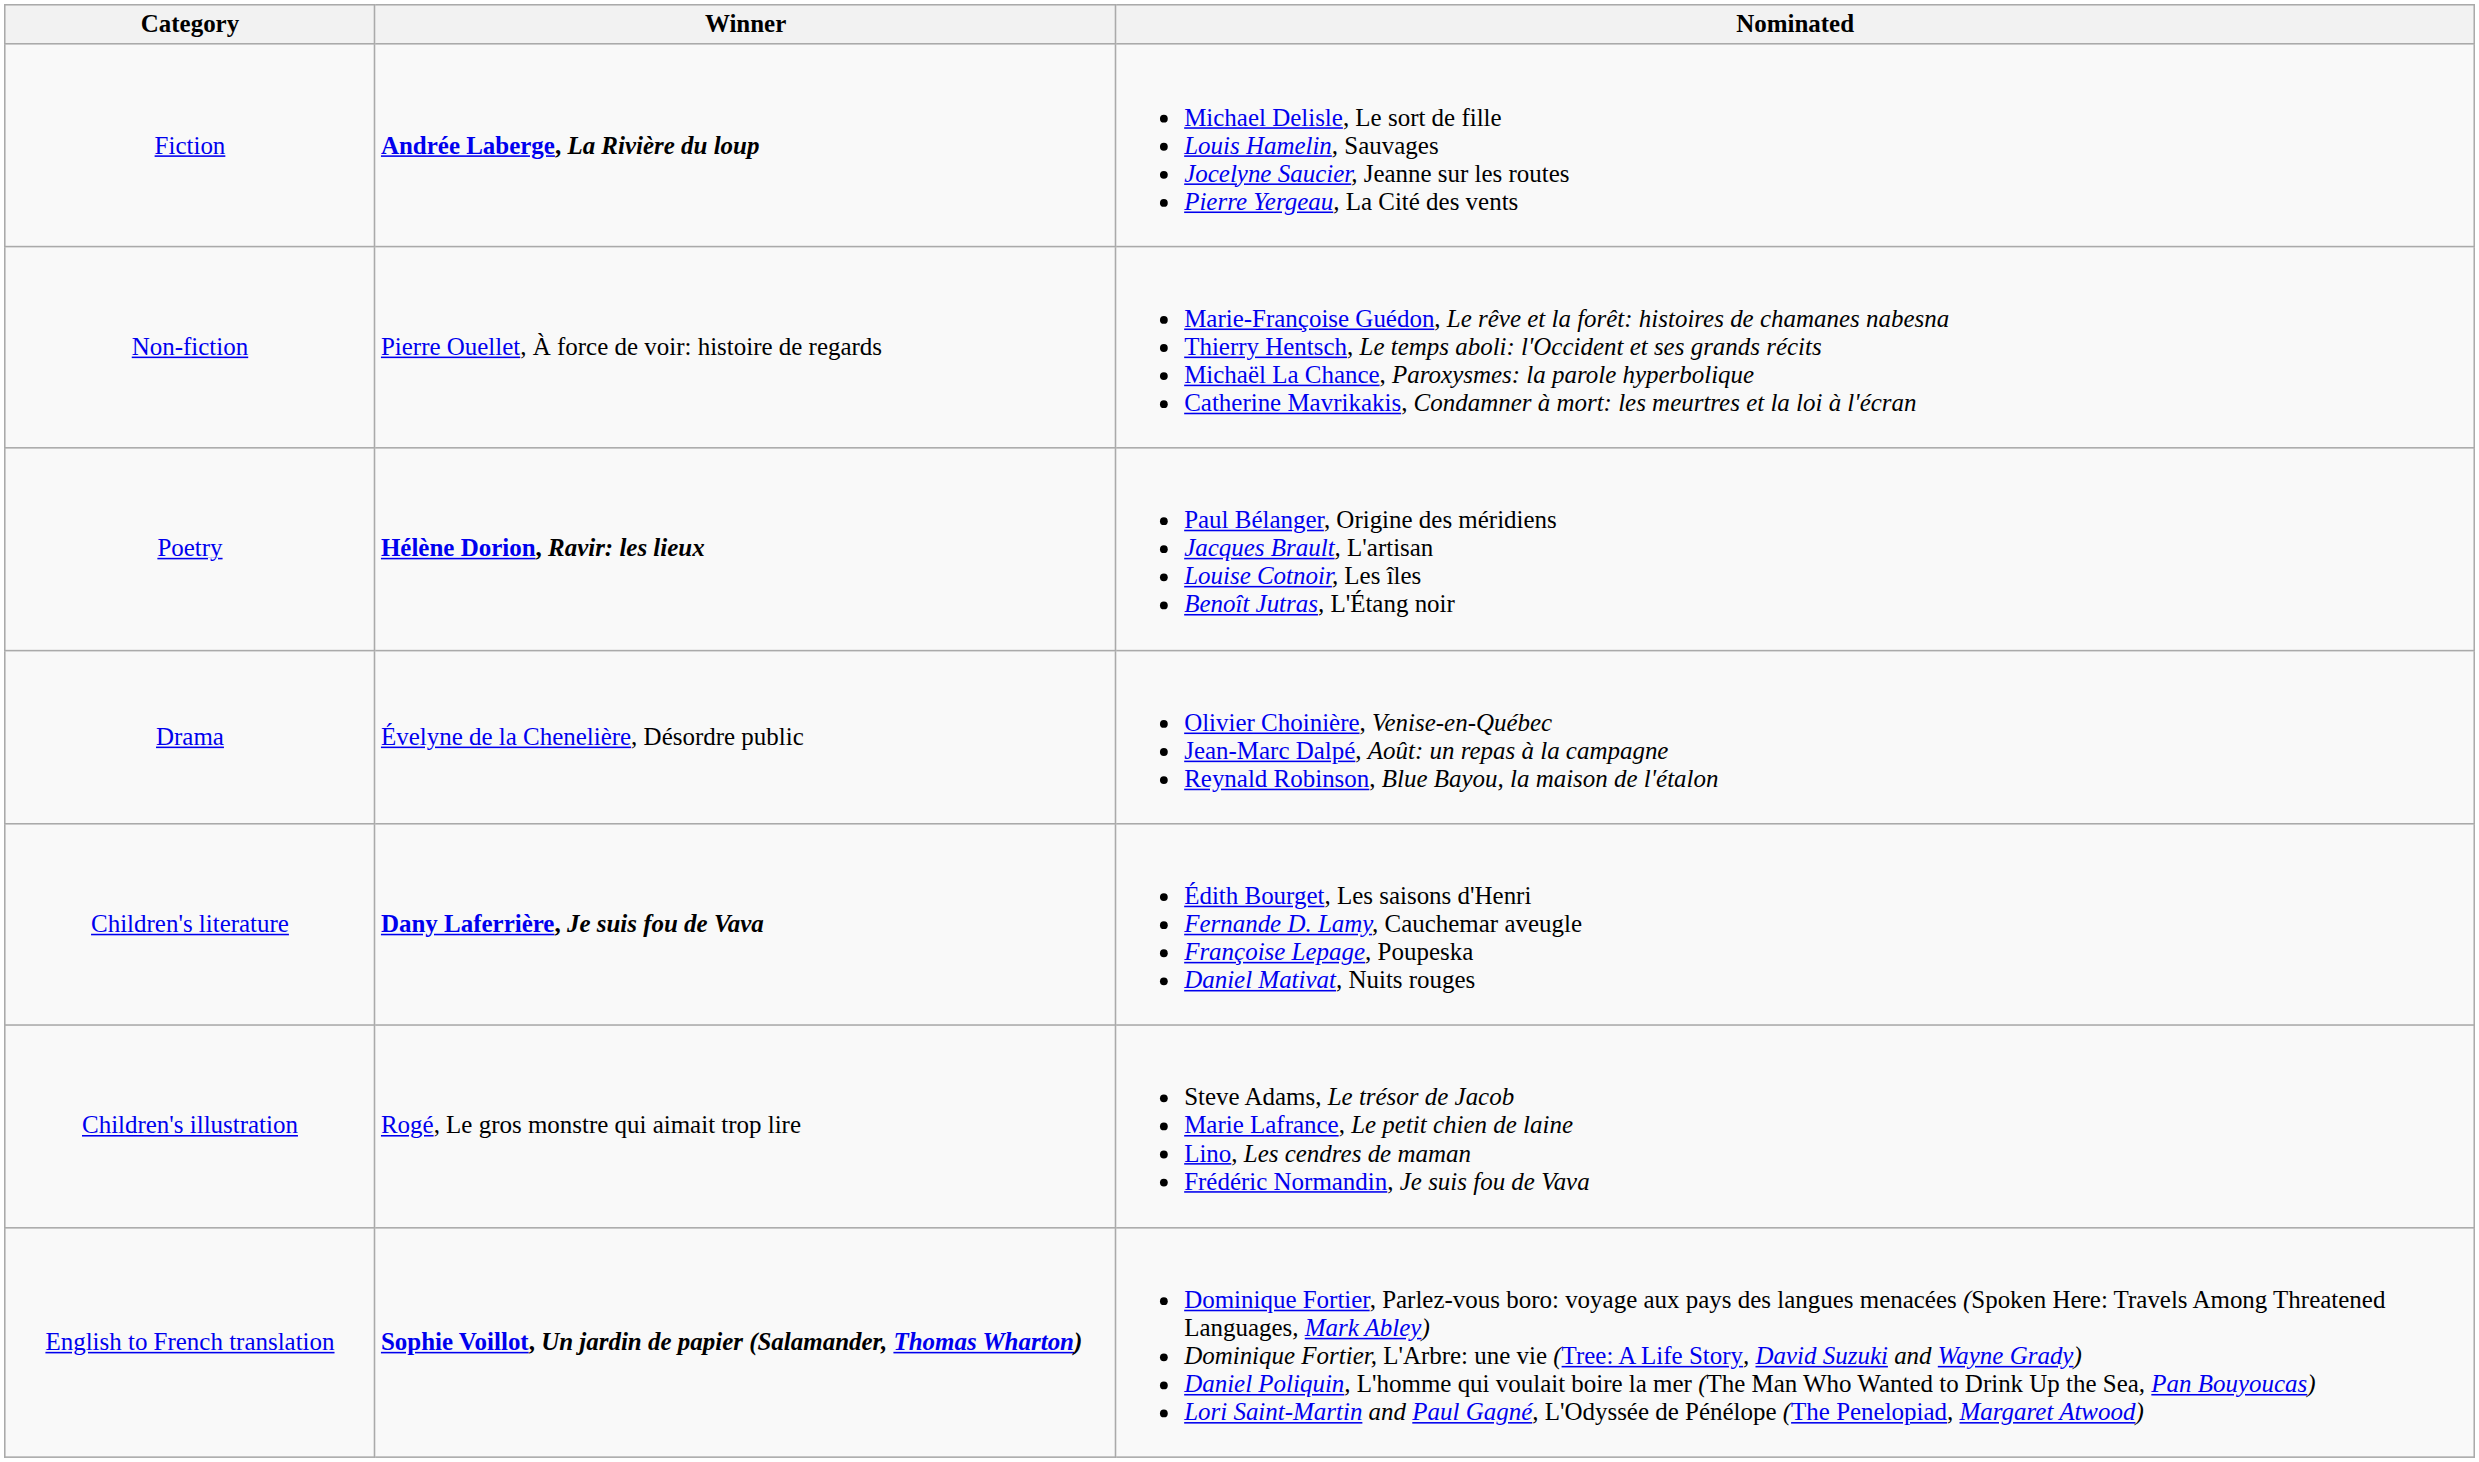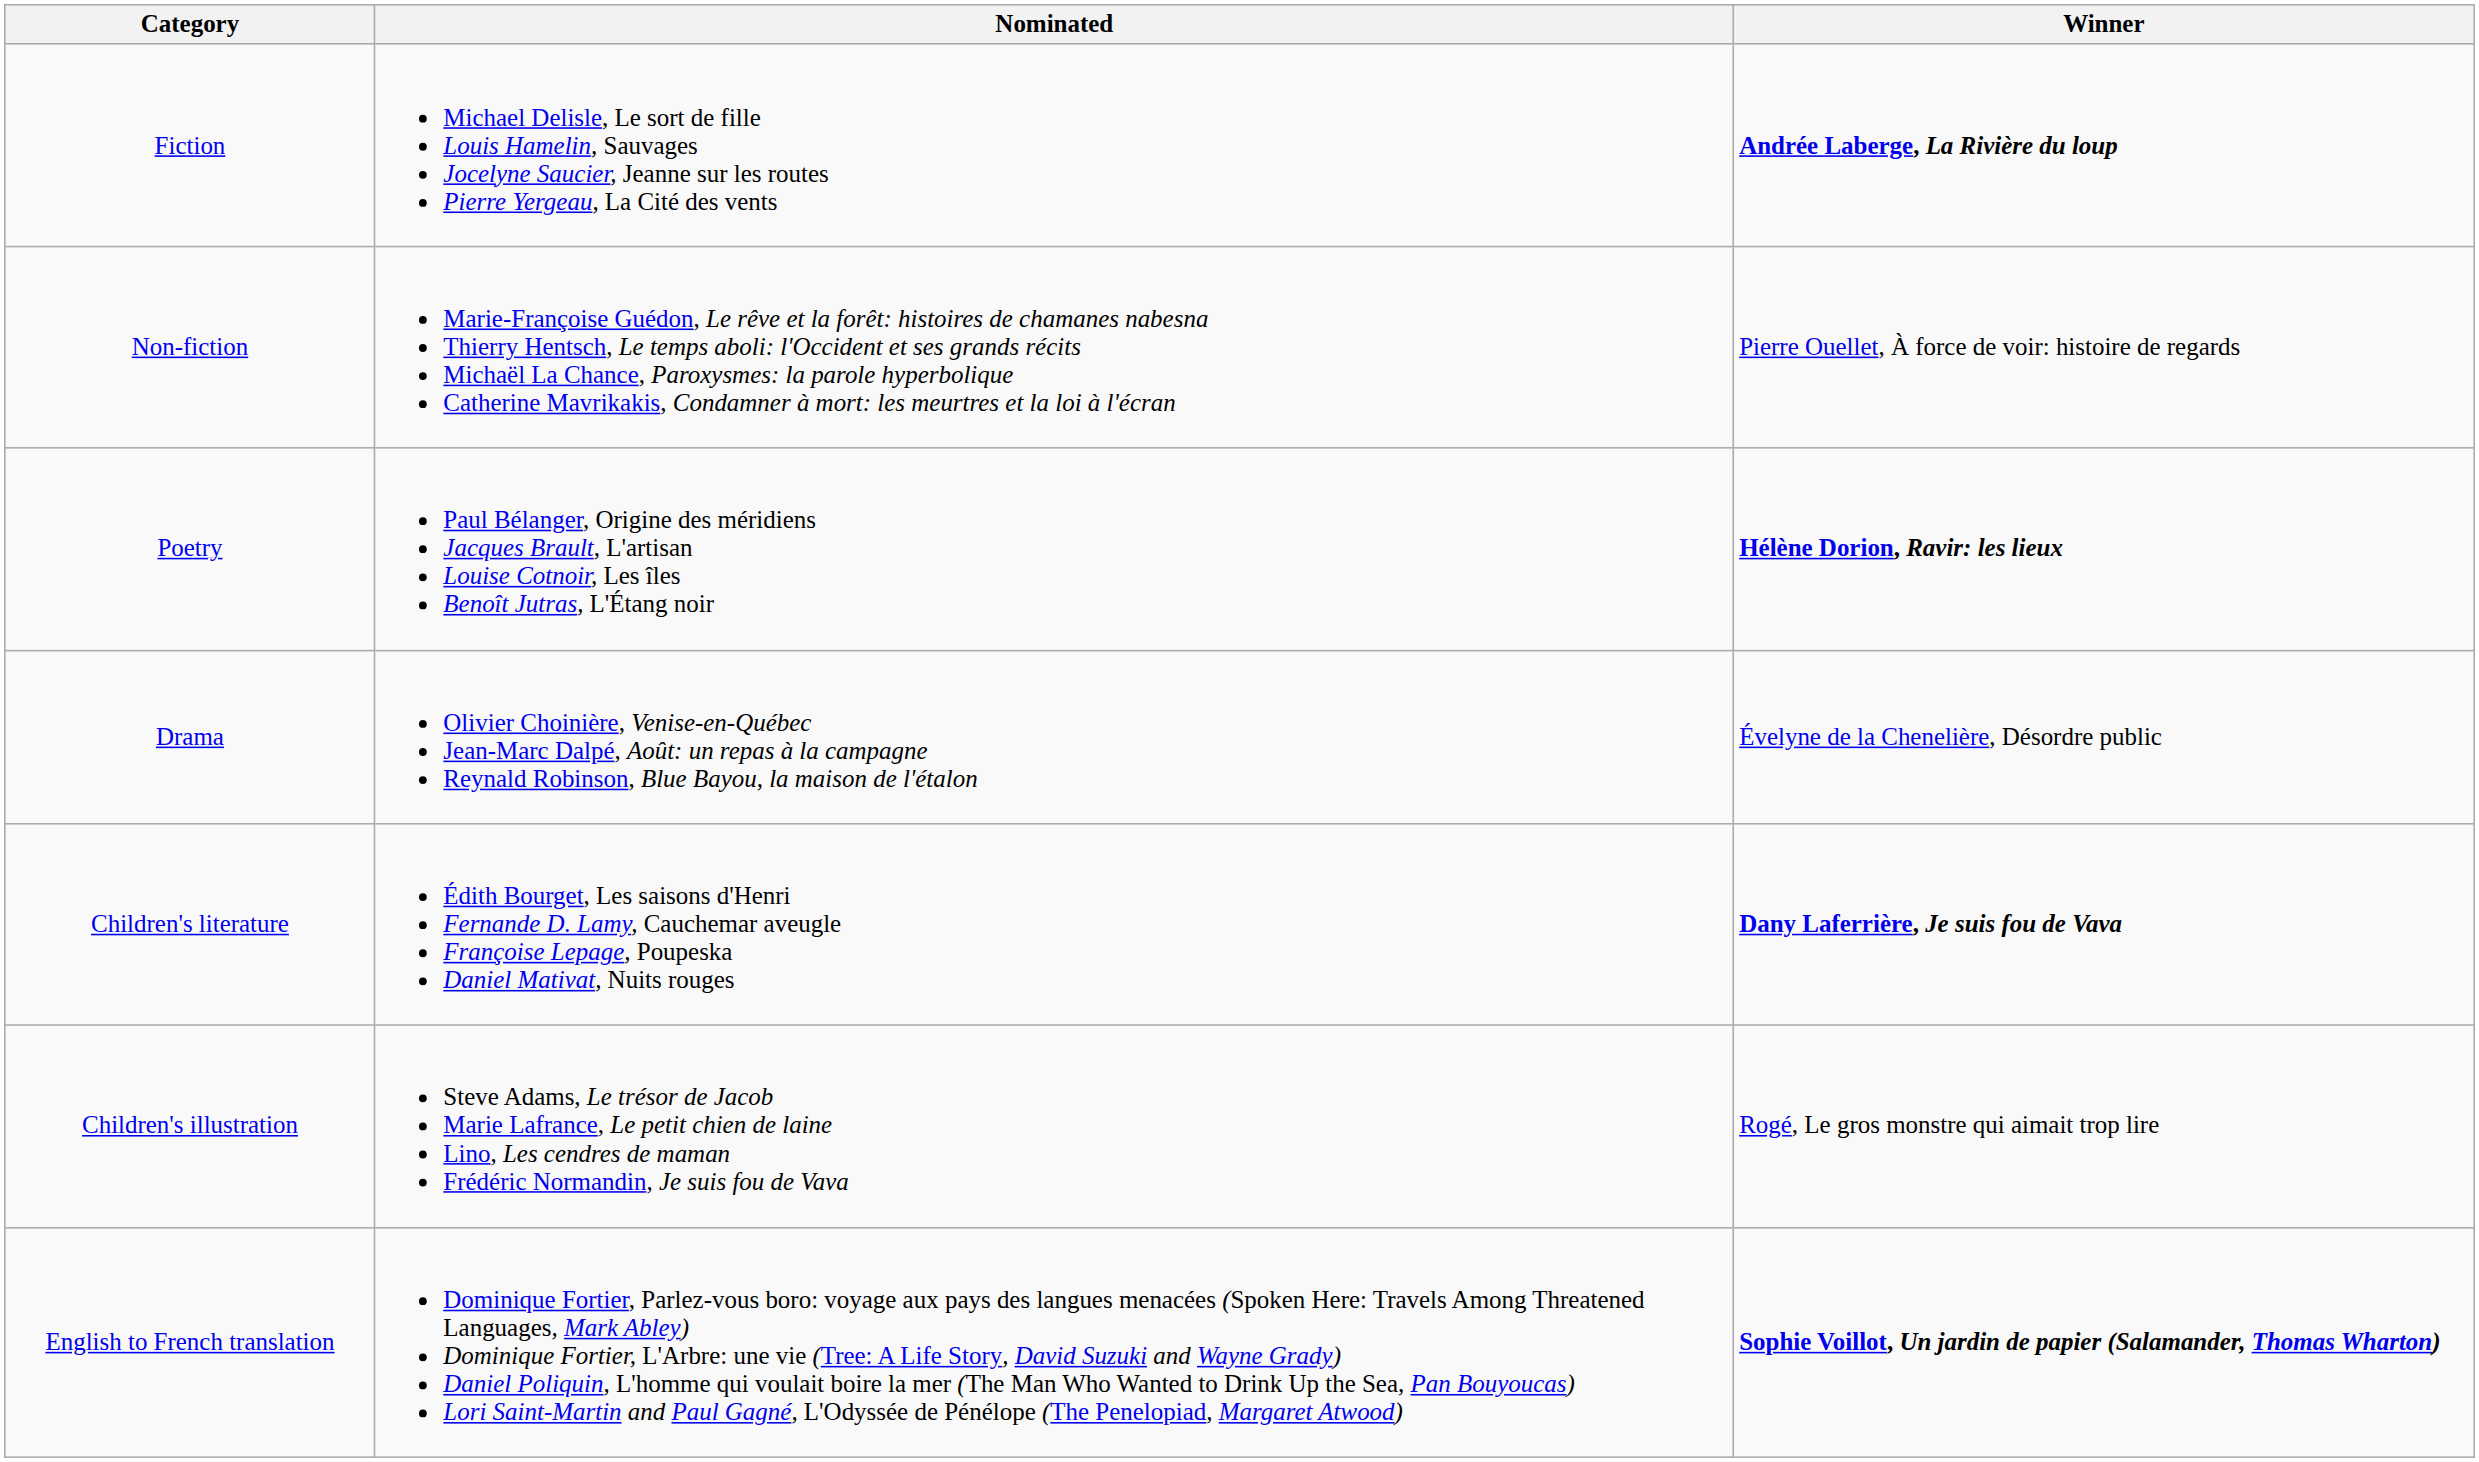columns swapped: (746, 24) <-> (1795, 24)
